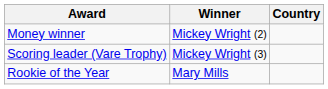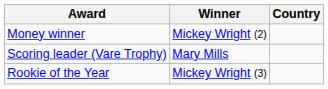(219, 53) Mickey Wright (3) -> (200, 53) Mary Mills
(200, 73) Mary Mills -> (219, 73) Mickey Wright (3)
